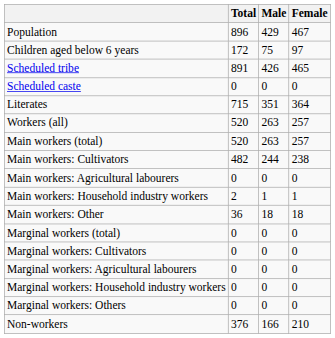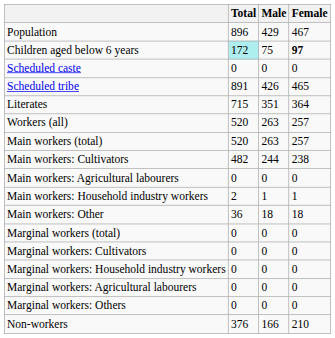(240, 50) no background -> (240, 50) paleturquoise background
(297, 50) normal -> (297, 50) bold
rows swapped: (44, 86) <-> (43, 68)
rows swapped: (102, 269) <-> (116, 287)
